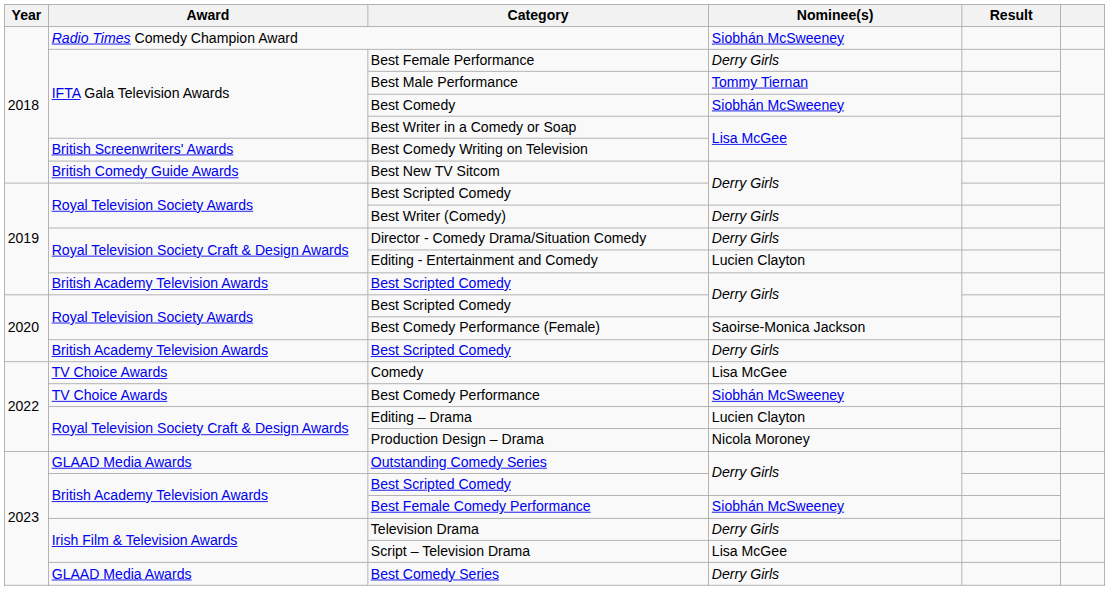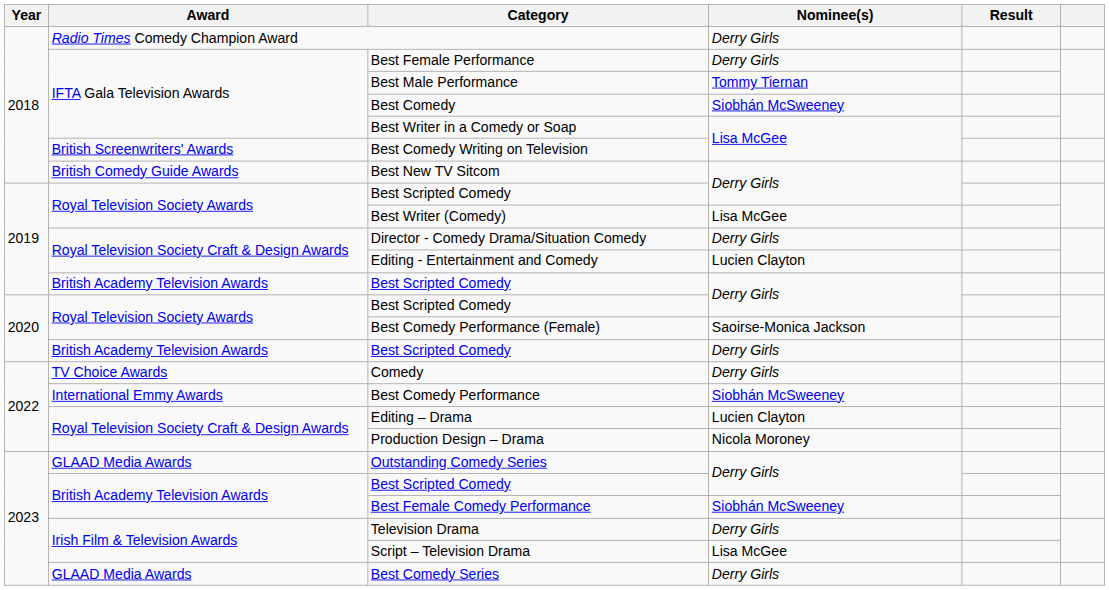(778, 37) Siobhán McSweeney -> (745, 37) Derry Girls
(745, 216) Derry Girls -> (749, 216) Lisa McGee
(749, 372) Lisa McGee -> (745, 372) Derry Girls
(109, 395) TV Choice Awards -> (137, 395) International Emmy Awards
